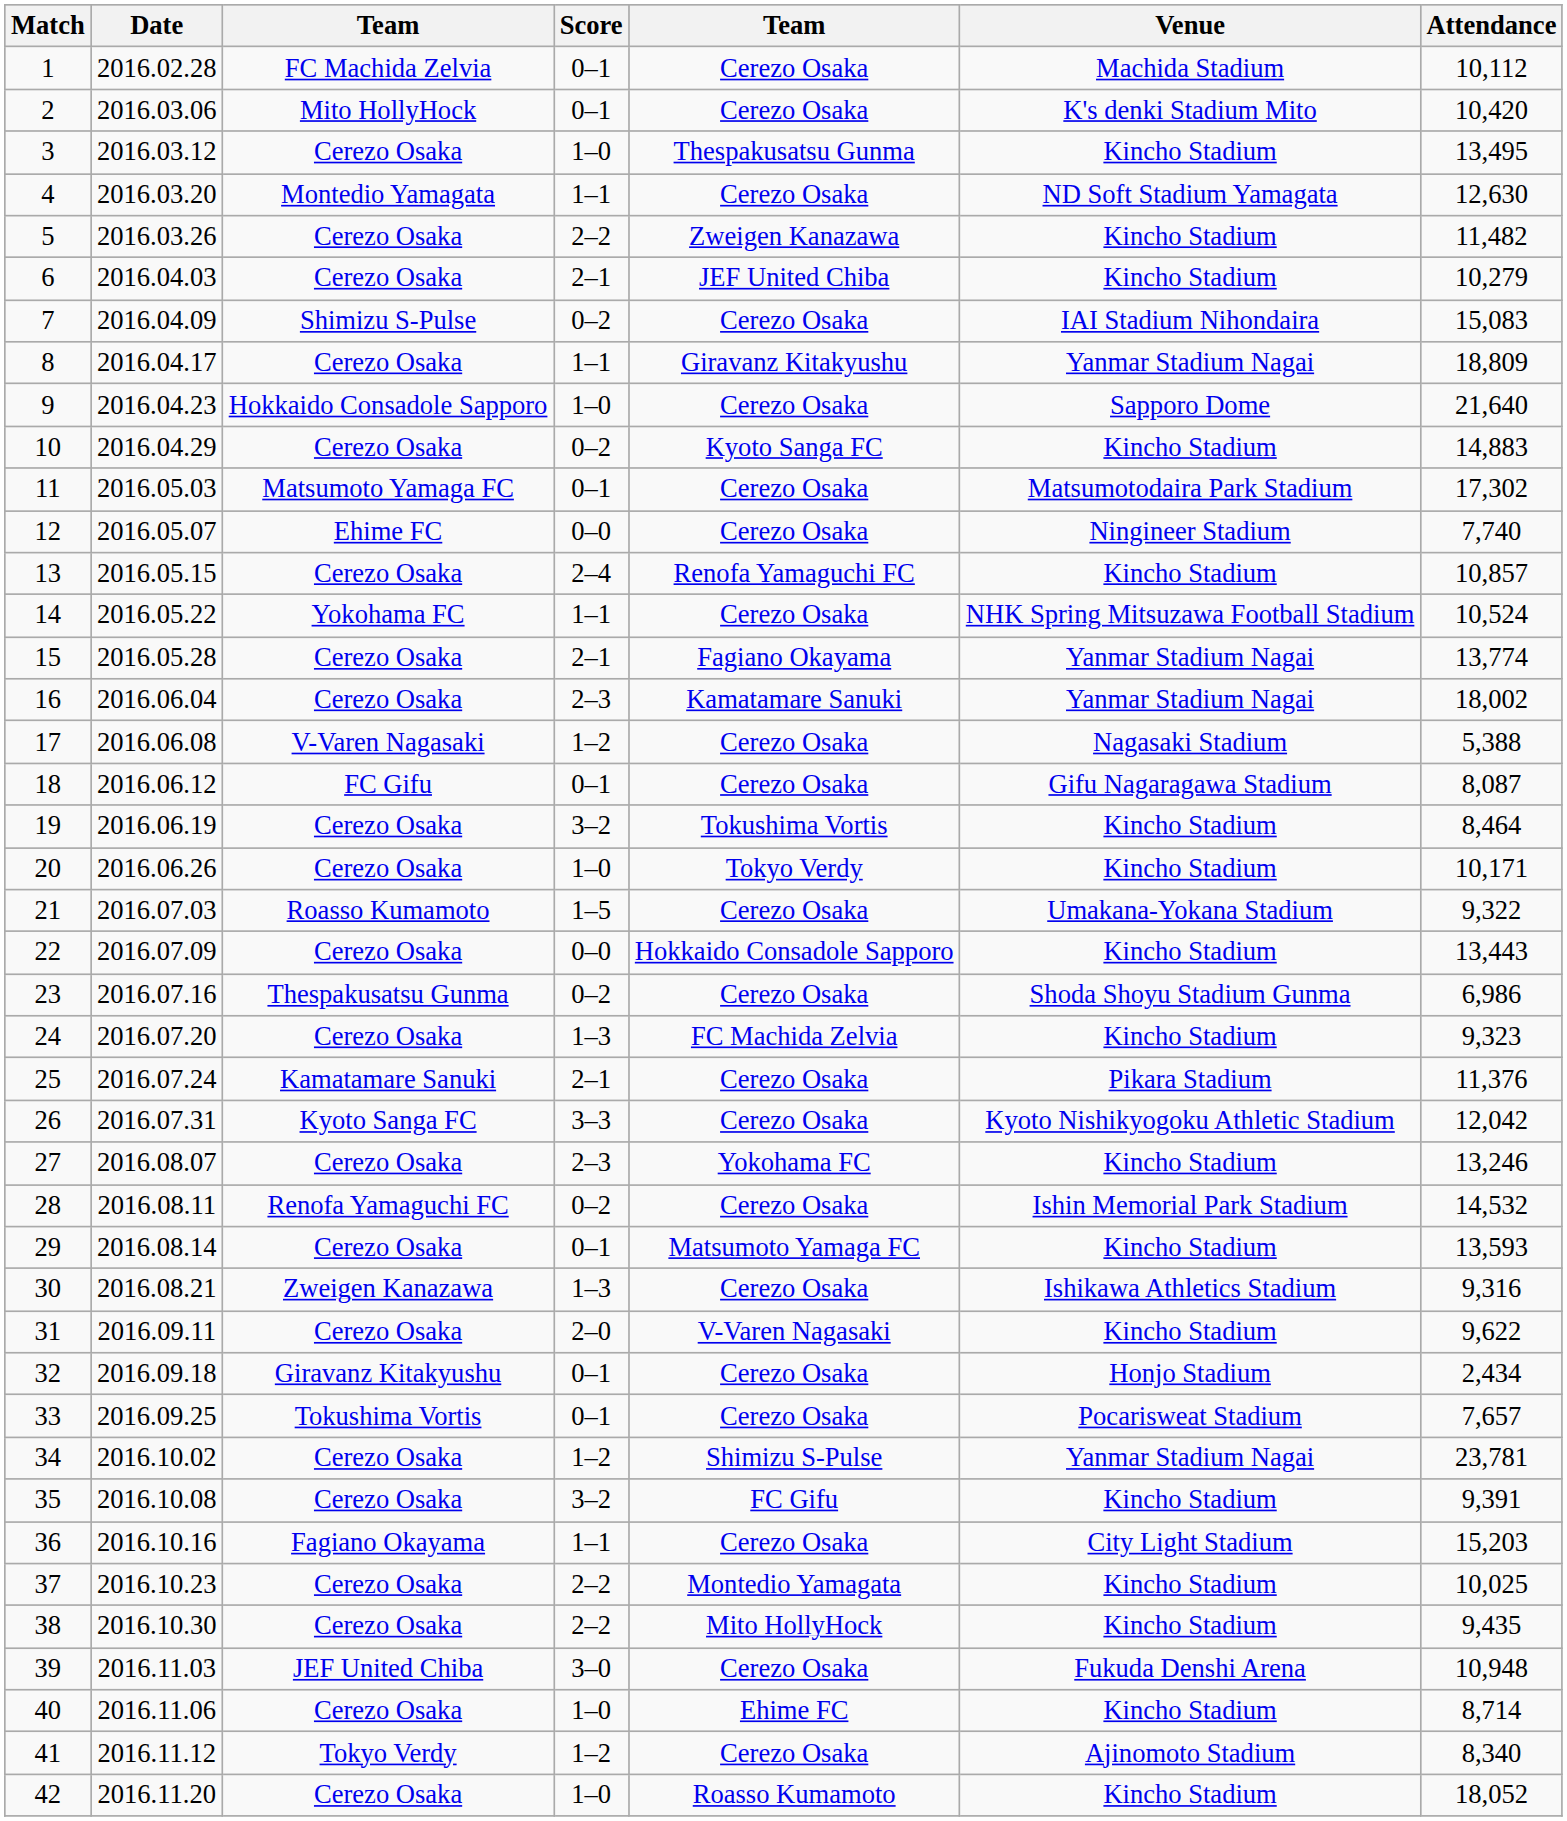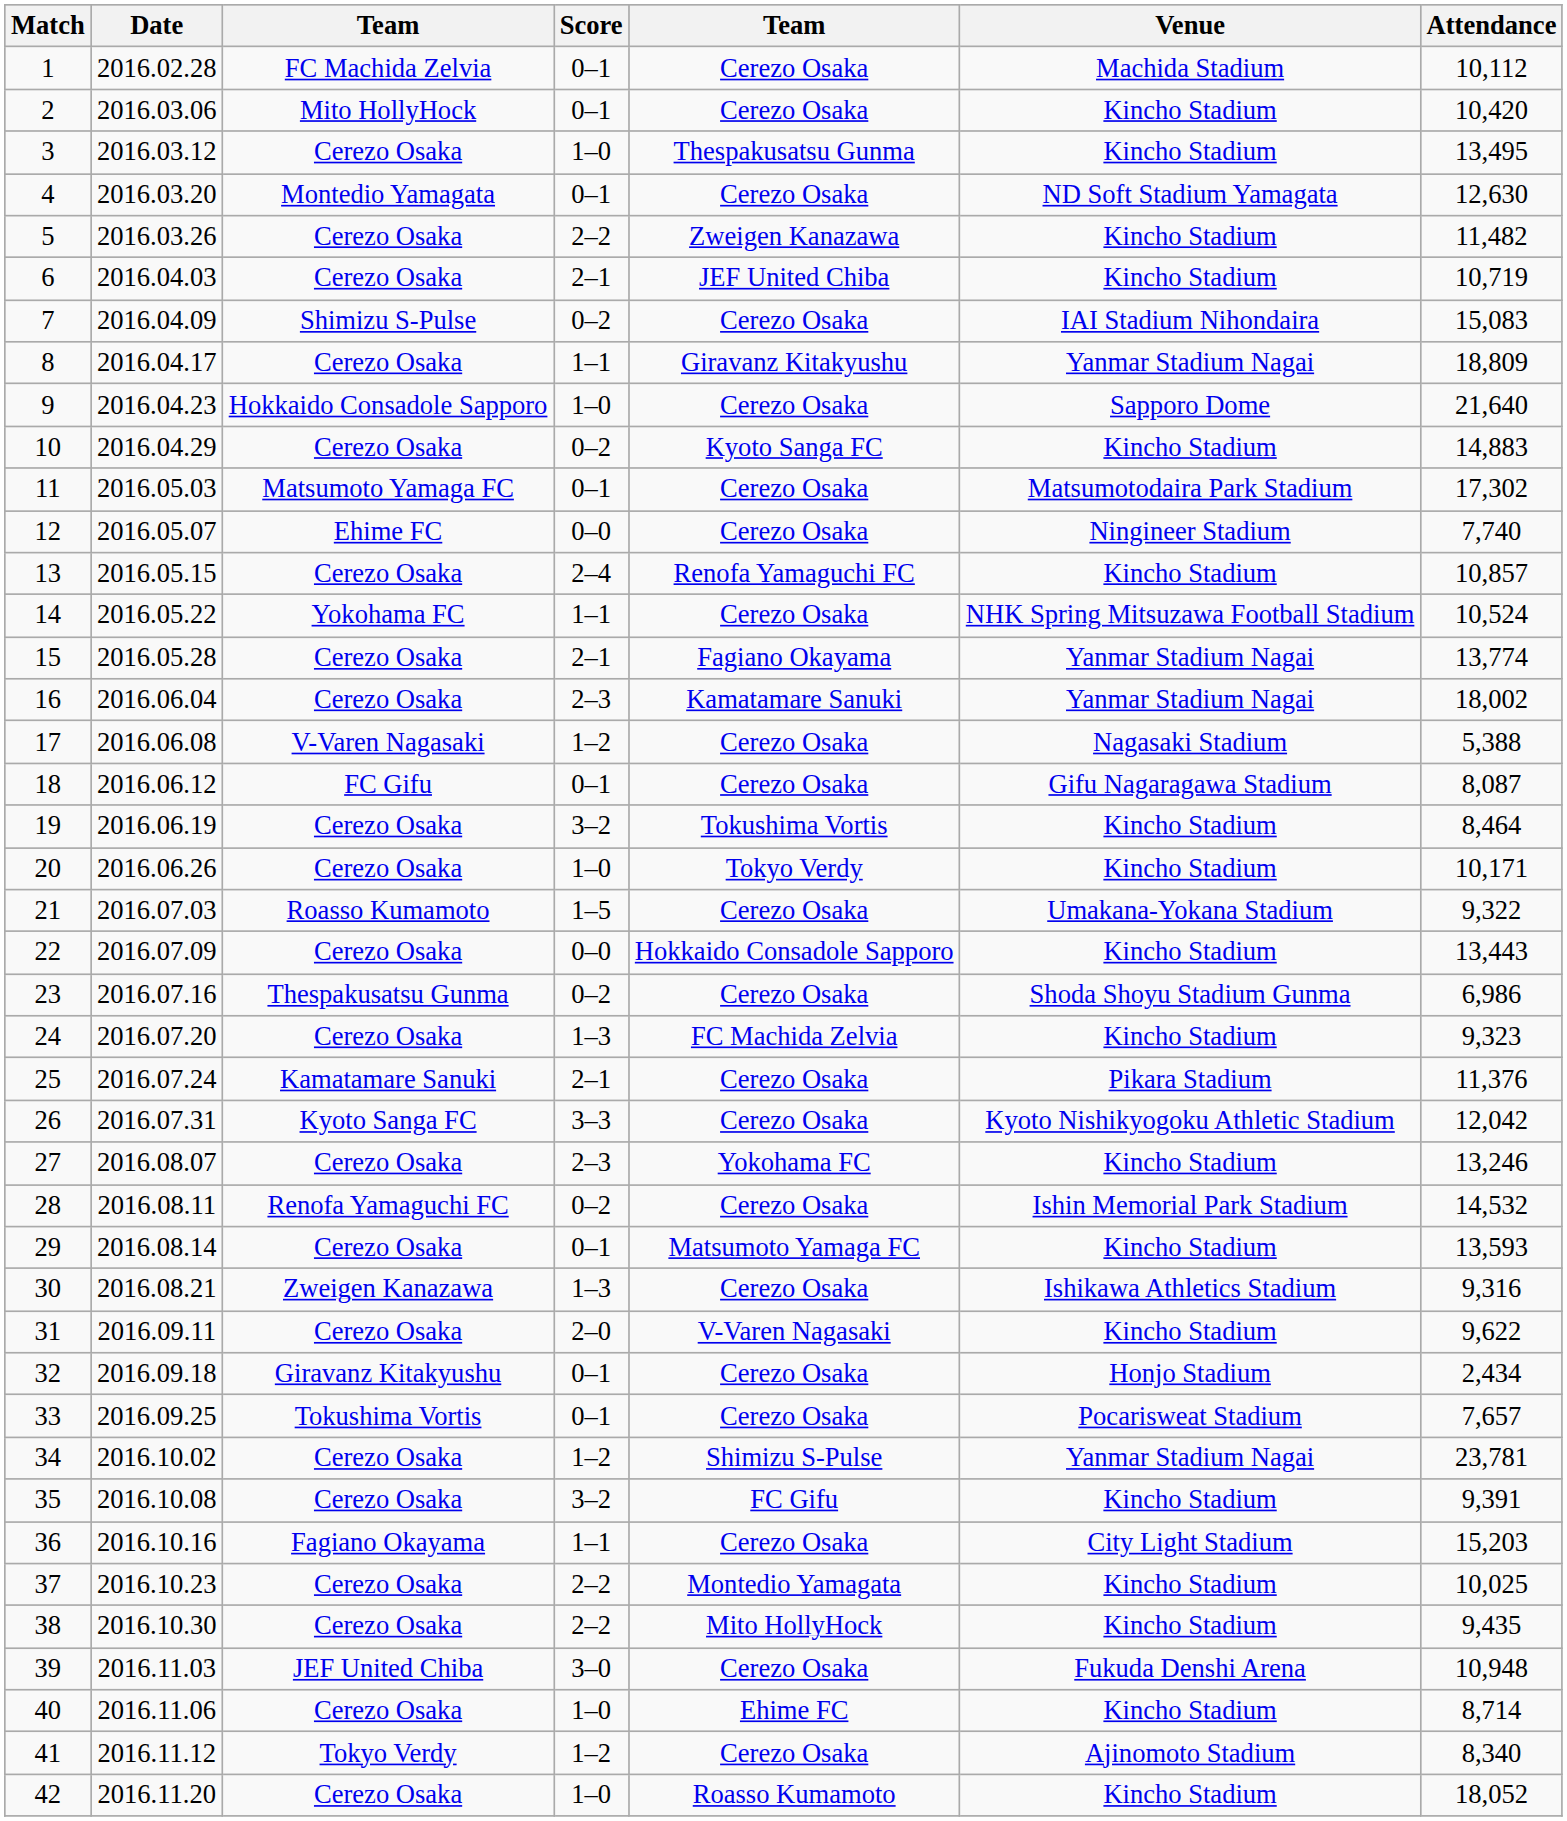(1190, 109) K's denki Stadium Mito -> (1190, 109) Kincho Stadium
(591, 194) 1–1 -> (591, 194) 0–1
(1492, 278) 10,279 -> (1492, 278) 10,719
